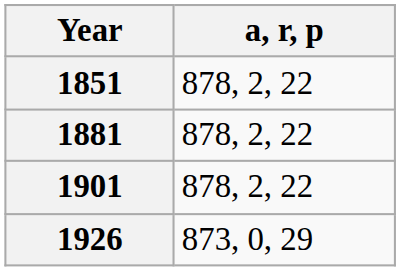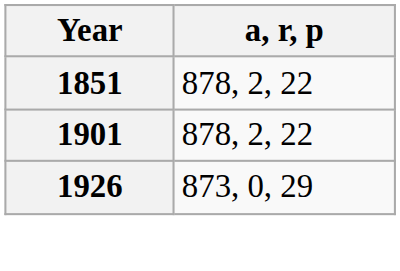- row: (90, 134)
